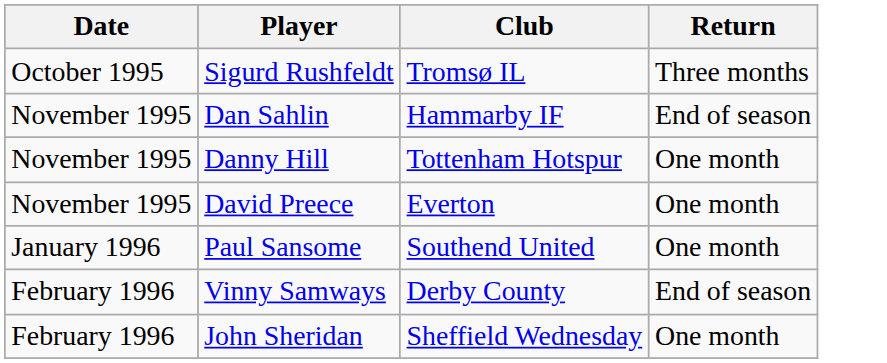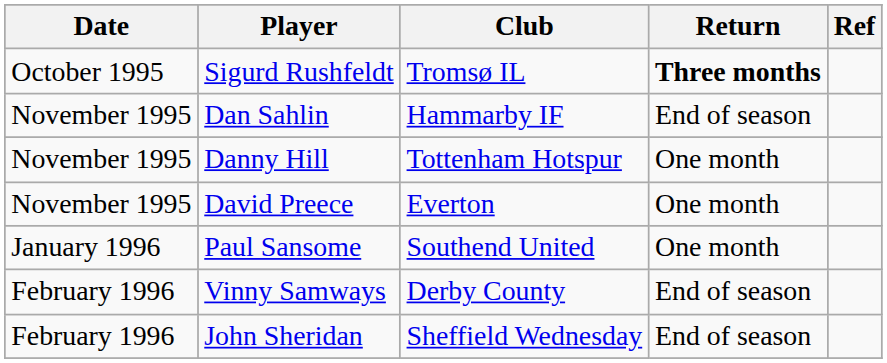+ column: (854, 26)
(732, 70) normal -> (738, 70) bold
(717, 335) One month -> (733, 335) End of season
